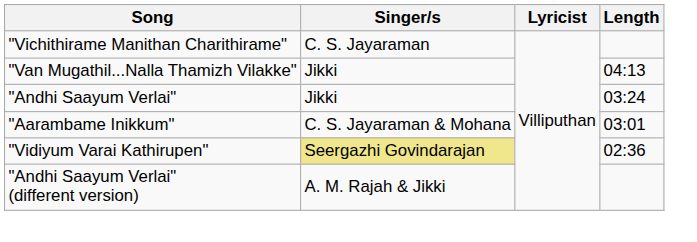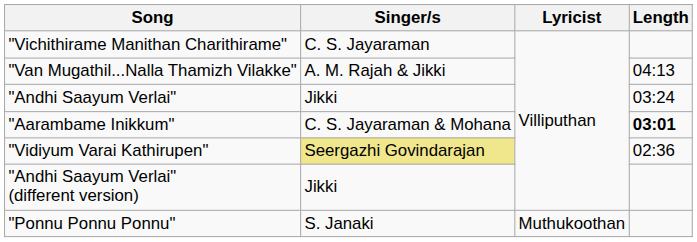(321, 71) Jikki -> (375, 71) A. M. Rajah & Jikki
(625, 124) normal -> (654, 124) bold
(375, 187) A. M. Rajah & Jikki -> (321, 187) Jikki
+ row: (92, 223)
